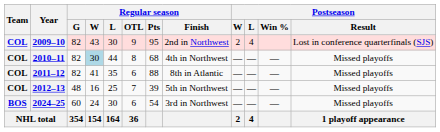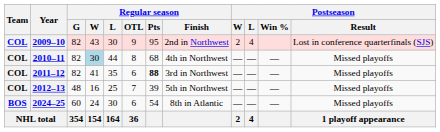(154, 73) normal -> (154, 73) bold
(197, 73) 8th in Atlantic -> (197, 73) 3rd in Northwest
(197, 104) 3rd in Northwest -> (197, 104) 8th in Atlantic
